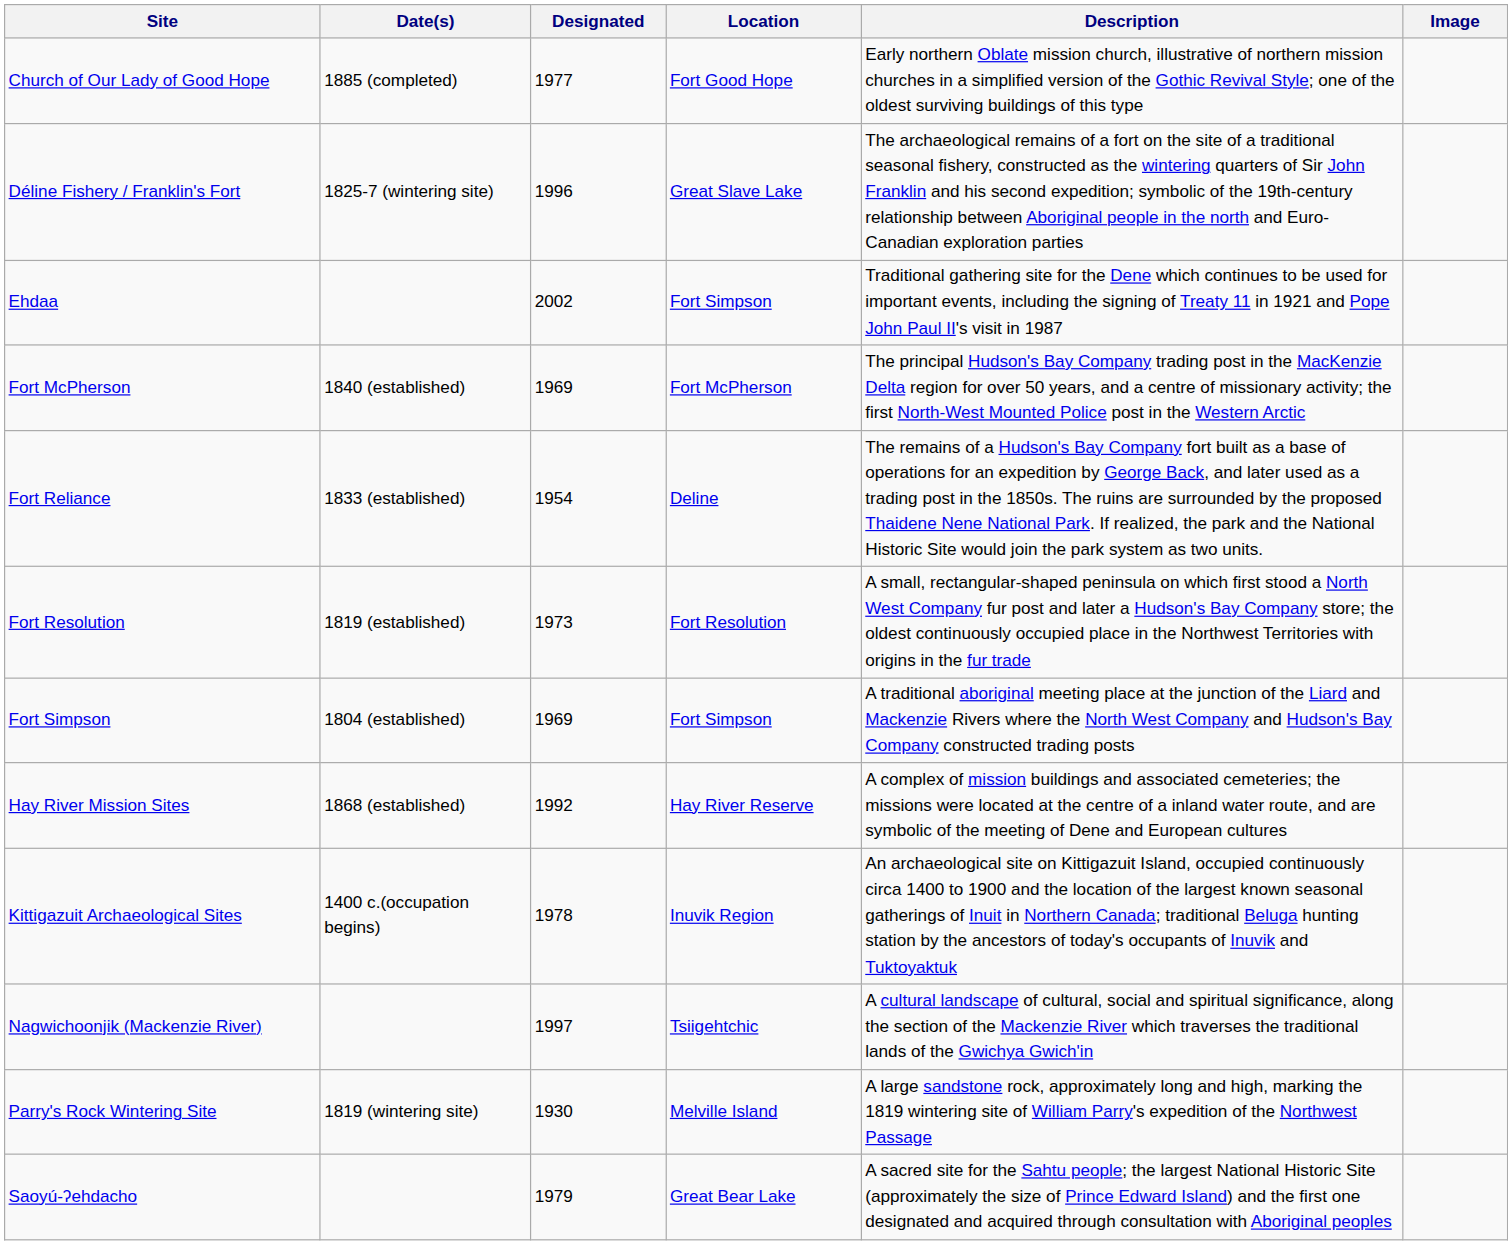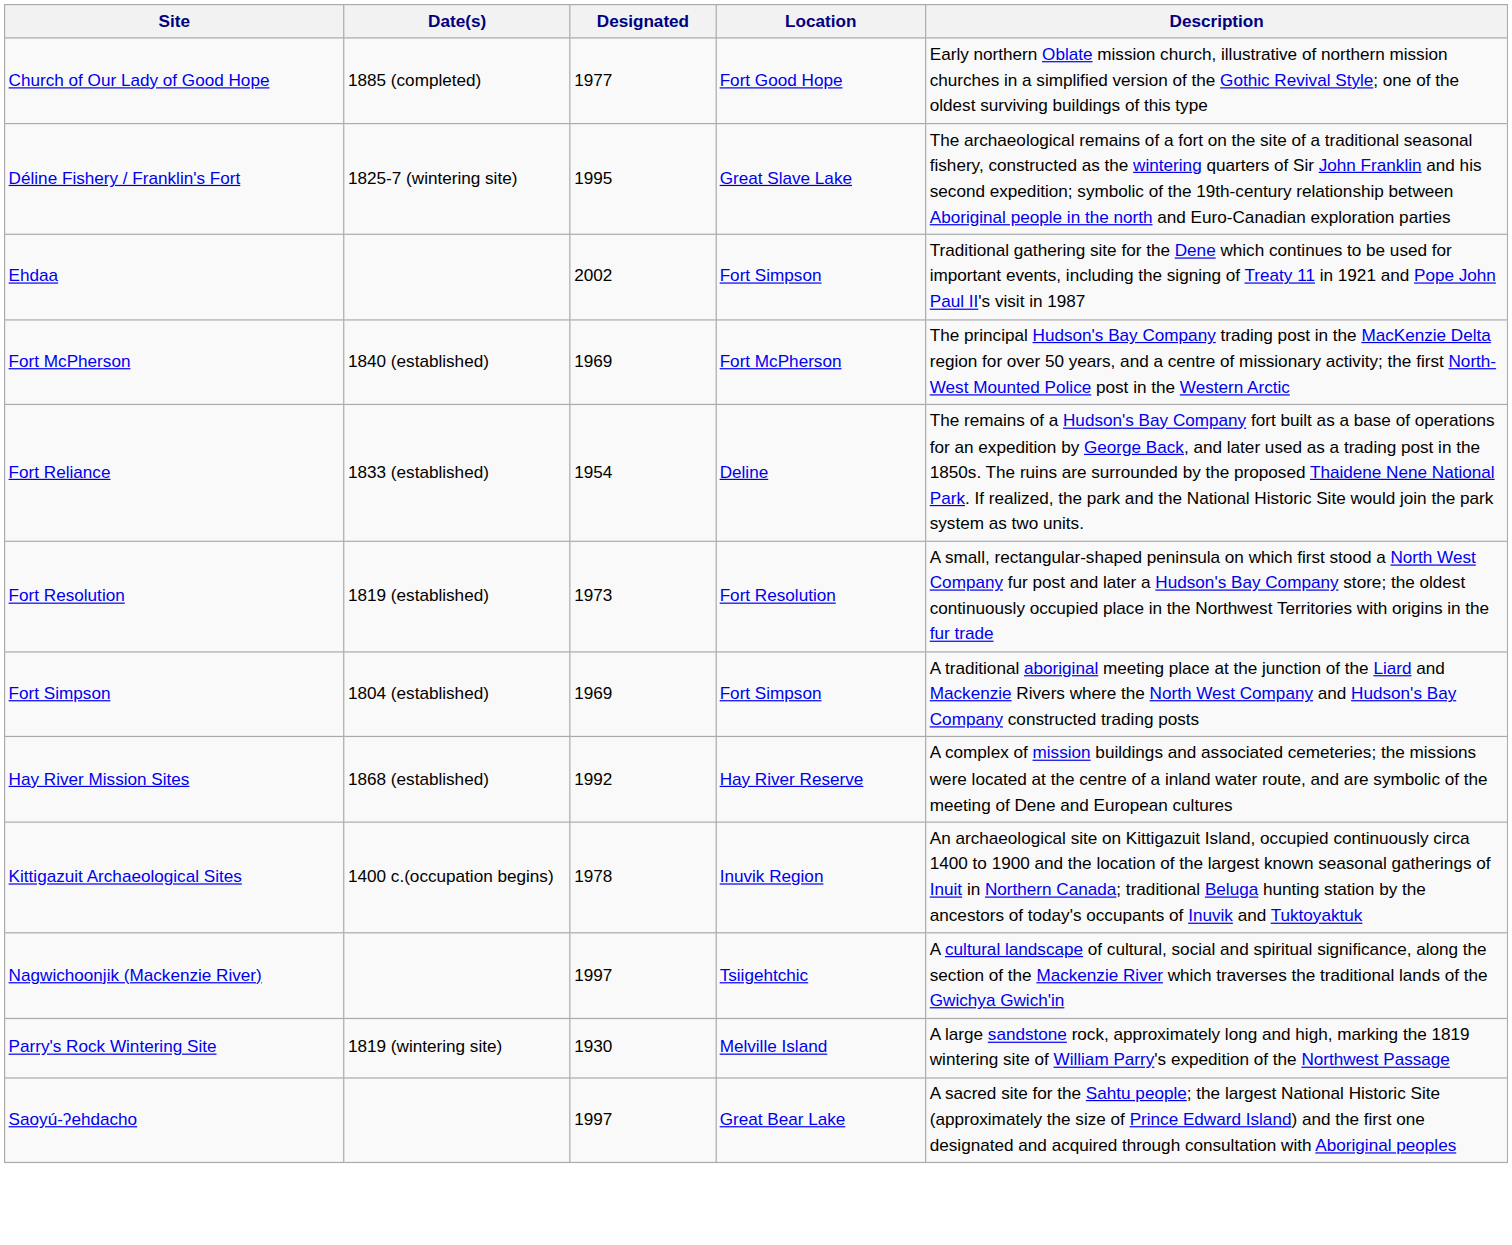- column: (1455, 21)
(554, 191) 1996 -> (593, 178) 1995
(554, 1197) 1979 -> (593, 1119) 1997
